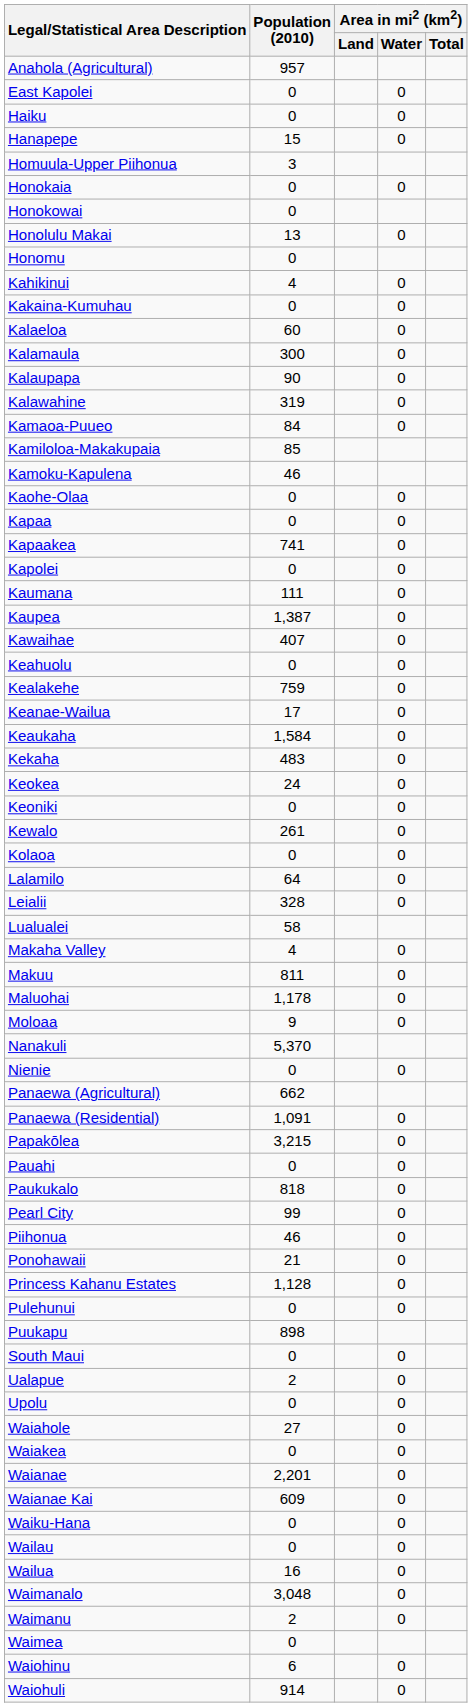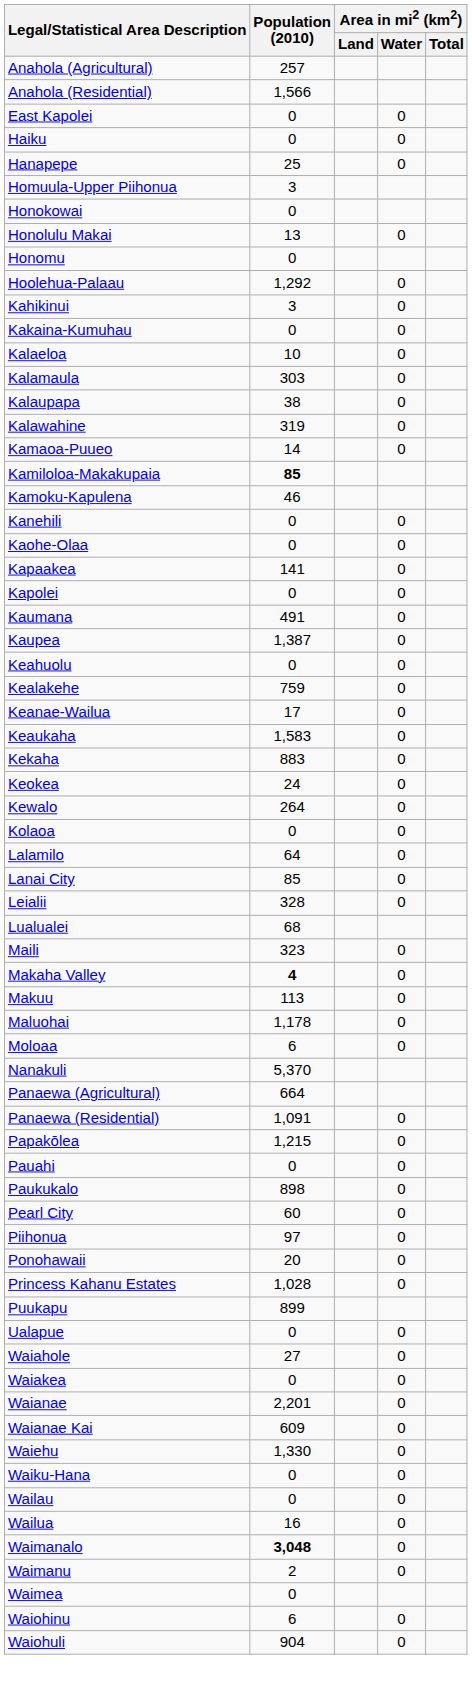(292, 68) 957 -> (292, 68) 257
+ row: (80, 92)
(292, 139) 15 -> (292, 163) 25
- row: (40, 187)
+ row: (66, 282)
(292, 282) 4 -> (292, 306) 3
(292, 330) 60 -> (292, 354) 10
(292, 354) 300 -> (292, 378) 303
(292, 378) 90 -> (292, 402) 38
(292, 425) 84 -> (292, 449) 14
(292, 449) normal -> (292, 473) bold
+ row: (35, 521)
- row: (30, 521)
(292, 545) 741 -> (292, 569) 141
(292, 592) 111 -> (292, 616) 491
- row: (41, 640)
(292, 736) 1,584 -> (292, 736) 1,583
(292, 759) 483 -> (292, 759) 883
- row: (33, 807)
(292, 831) 261 -> (292, 807) 264
+ row: (41, 879)
(292, 926) 58 -> (292, 926) 68
+ row: (23, 950)
(292, 950) normal -> (292, 974) bold
(292, 974) 811 -> (292, 998) 113
(292, 1022) 9 -> (292, 1046) 6
- row: (29, 1070)
(292, 1093) 662 -> (292, 1093) 664
(292, 1141) 3,215 -> (292, 1141) 1,215
(292, 1189) 818 -> (292, 1189) 898
(292, 1213) 99 -> (292, 1213) 60
(292, 1236) 46 -> (292, 1236) 97
(292, 1260) 21 -> (292, 1260) 20
(292, 1284) 1,128 -> (292, 1284) 1,028
- row: (41, 1308)
(292, 1332) 898 -> (292, 1308) 899
- row: (46, 1356)
(292, 1380) 2 -> (292, 1332) 0
- row: (28, 1403)
+ row: (33, 1451)
(292, 1594) normal -> (292, 1547) bold
(292, 1690) 914 -> (292, 1642) 904
